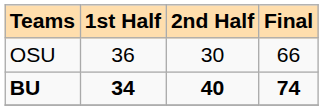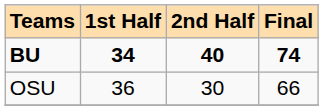rows swapped: (33, 54) <-> (25, 88)
